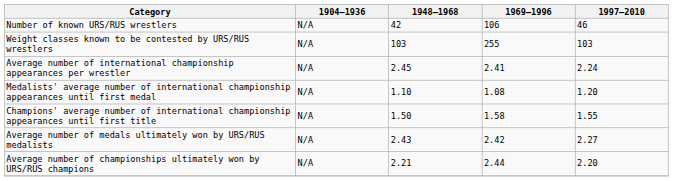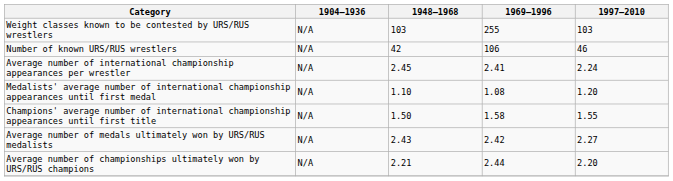rows swapped: (128, 44) <-> (92, 25)
